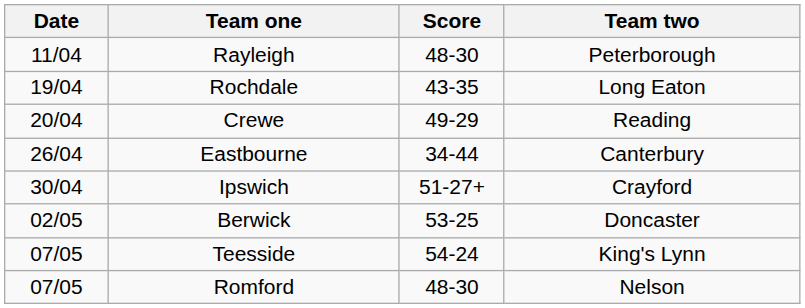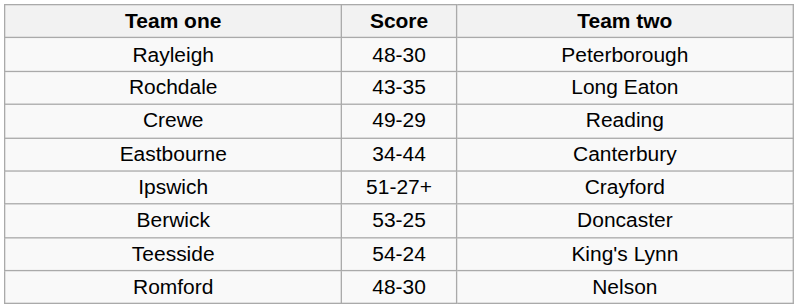- column: (56, 21)
